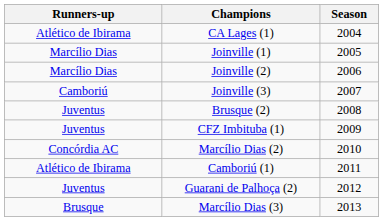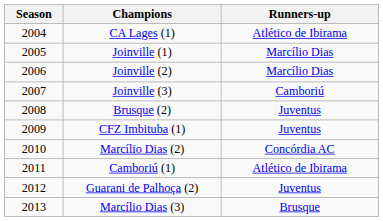columns swapped: (349, 14) <-> (83, 14)
